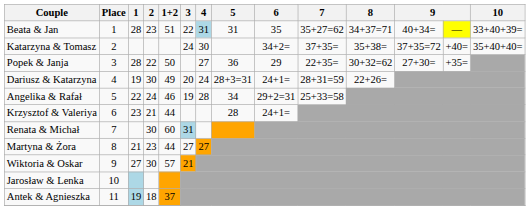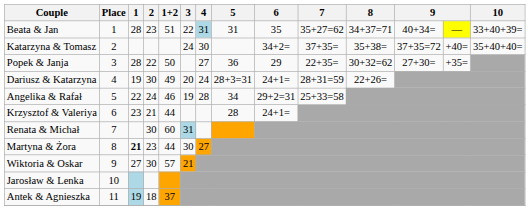(136, 146) normal -> (136, 146) bold
(188, 146) 27 -> (188, 146) 30
